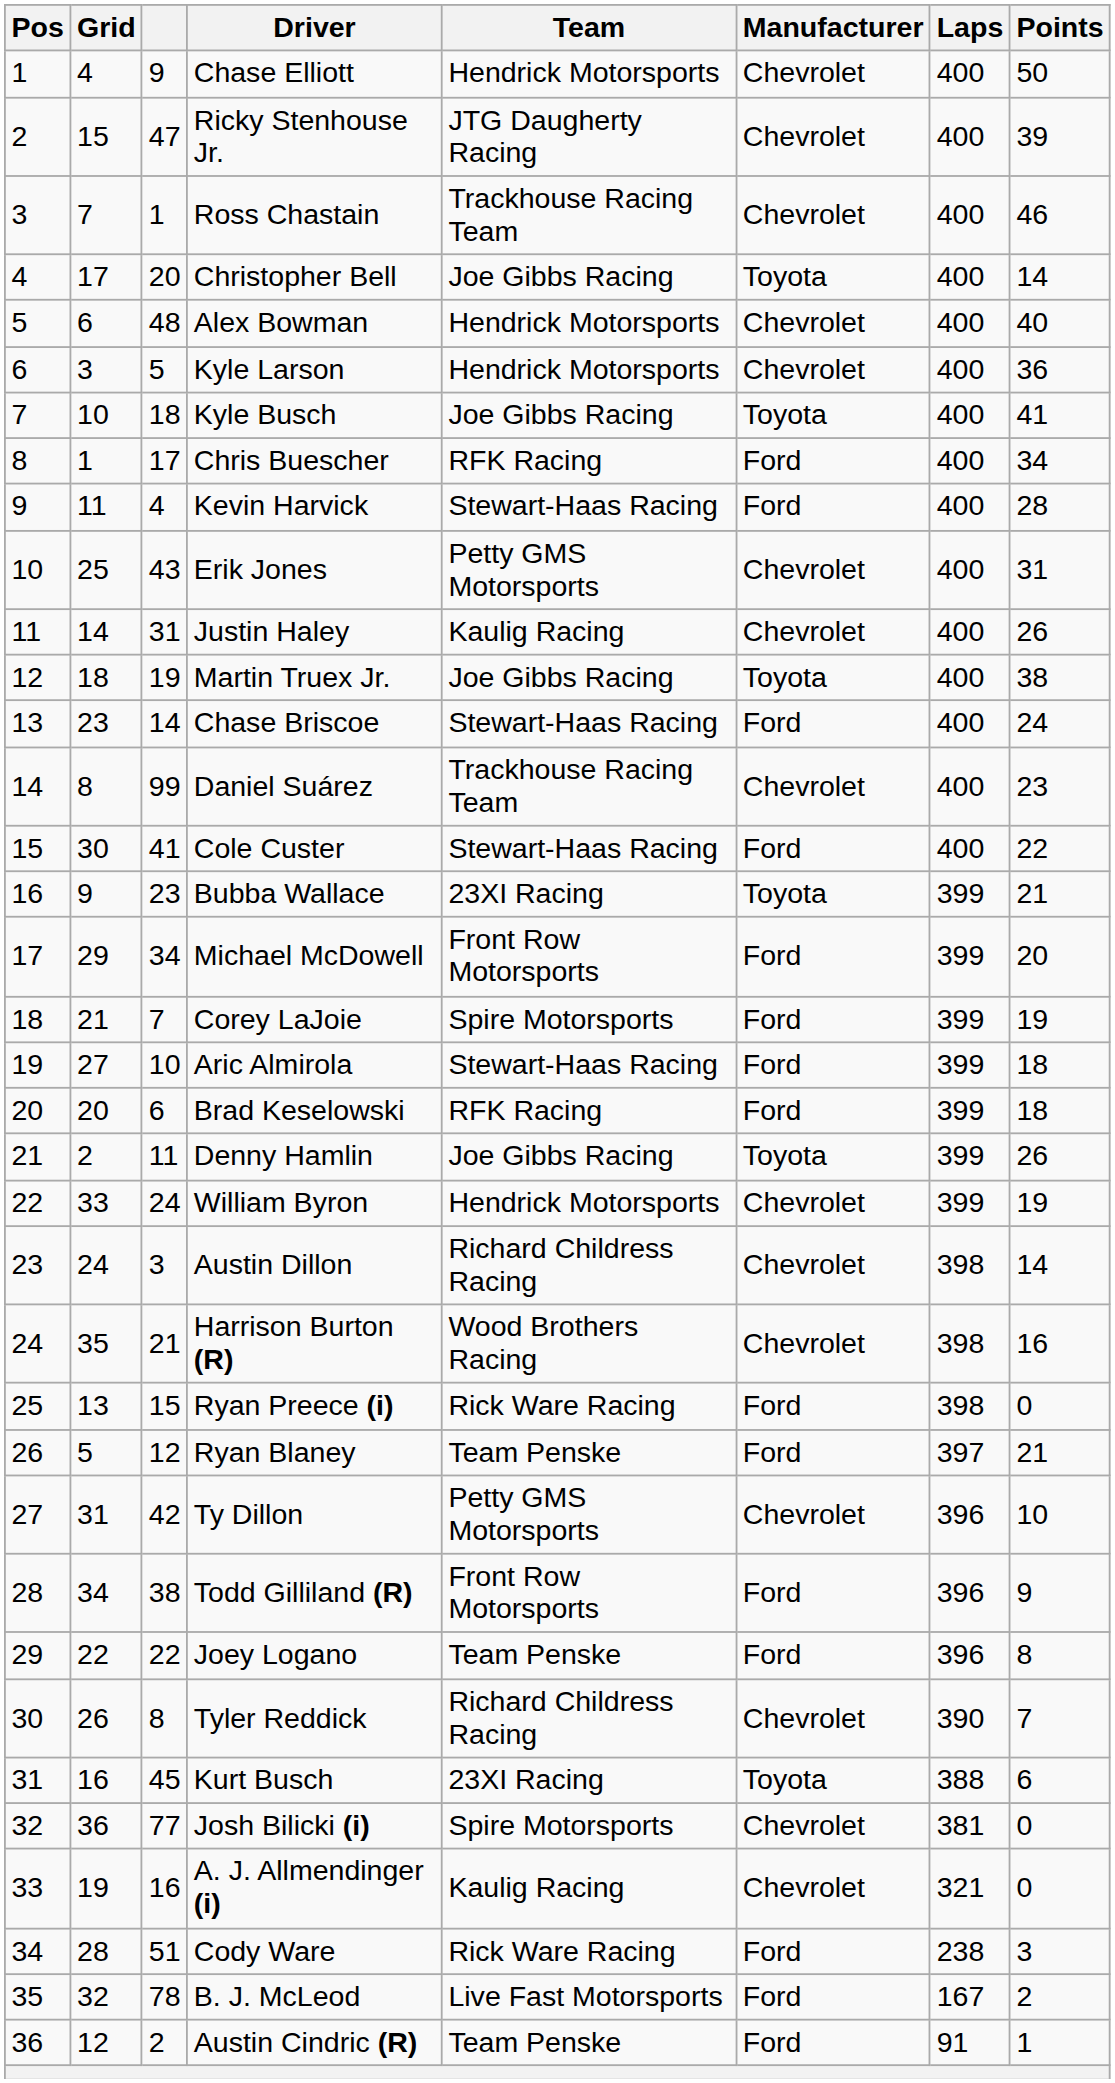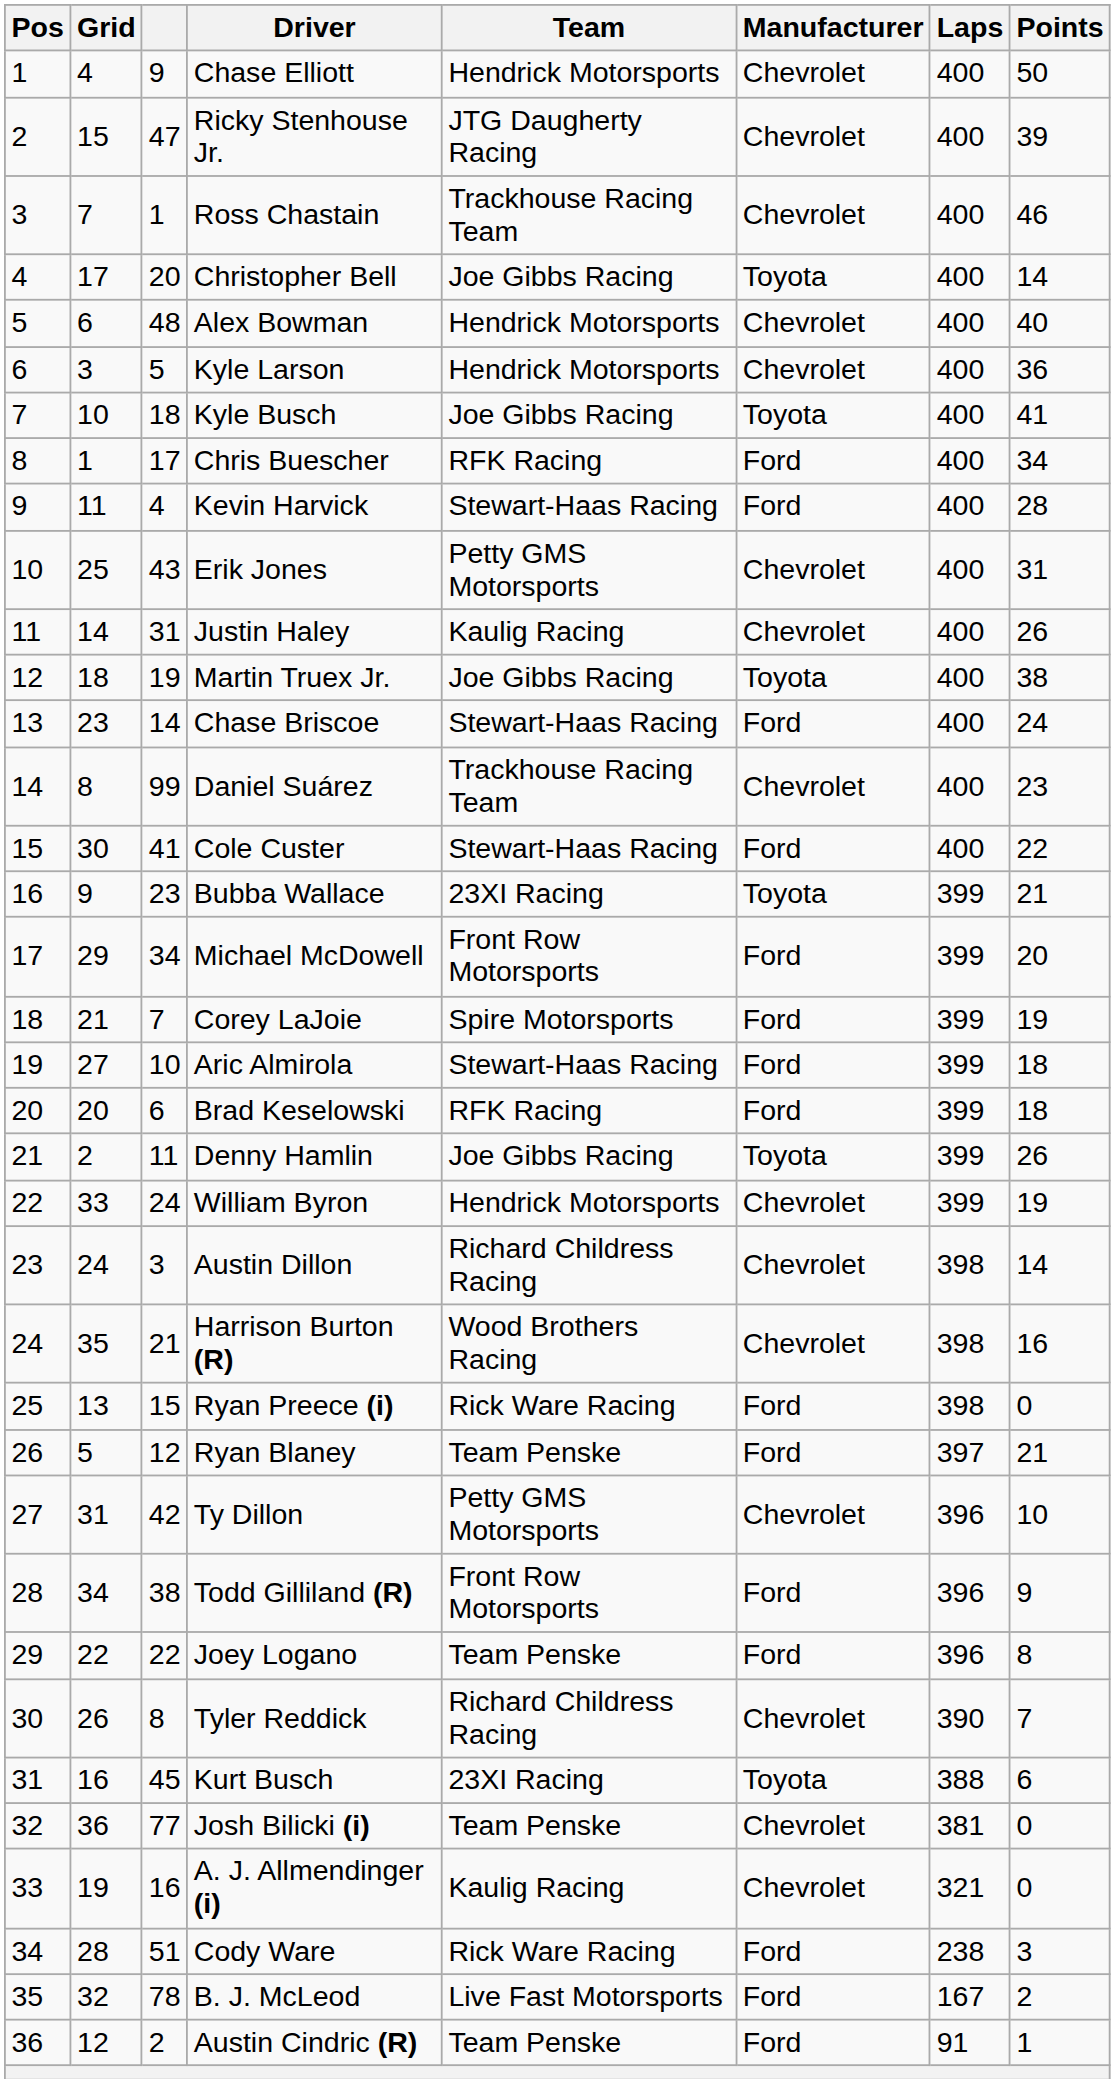(561, 1825) Spire Motorsports -> (535, 1825) Team Penske
